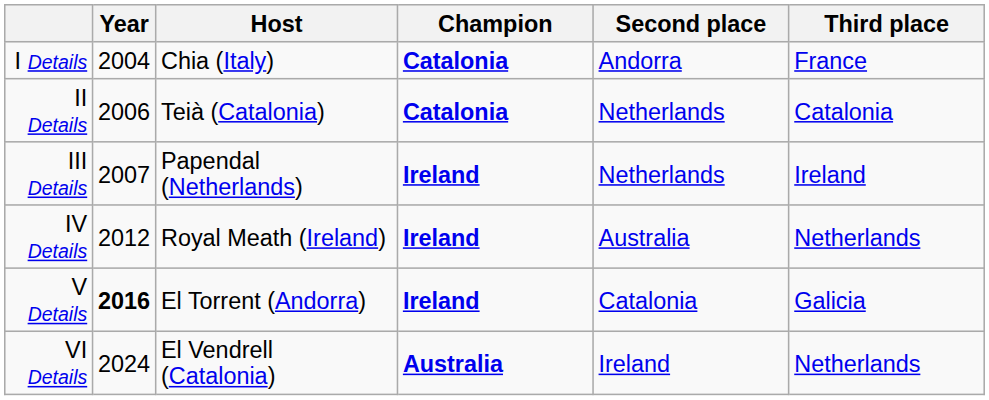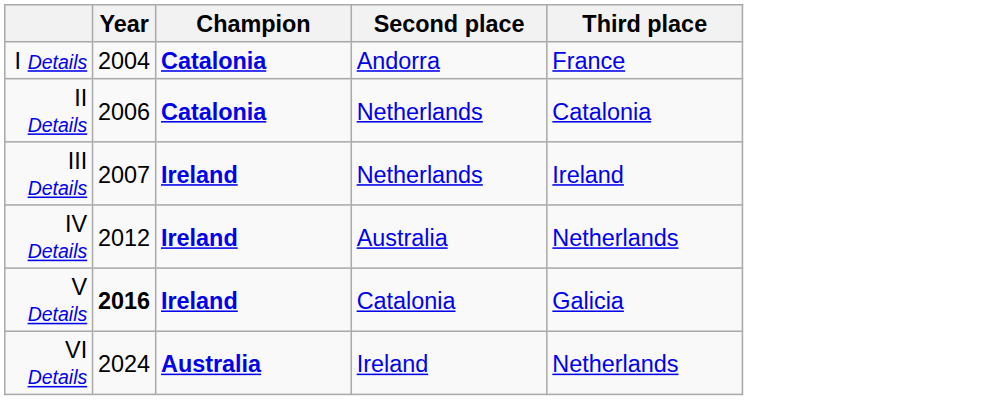- column: (277, 23)
